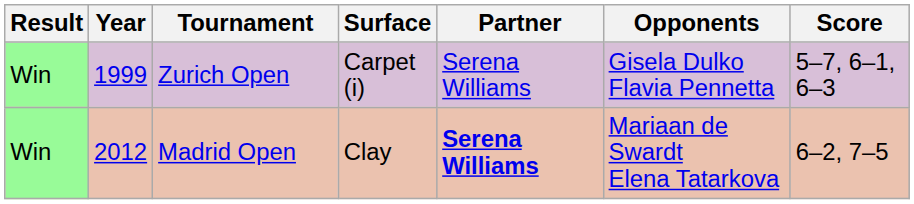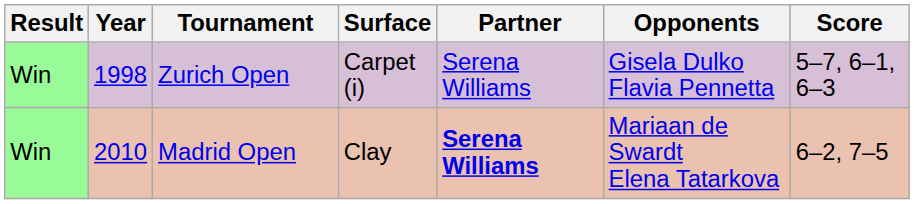(121, 74) 1999 -> (121, 74) 1998
(121, 152) 2012 -> (121, 152) 2010
